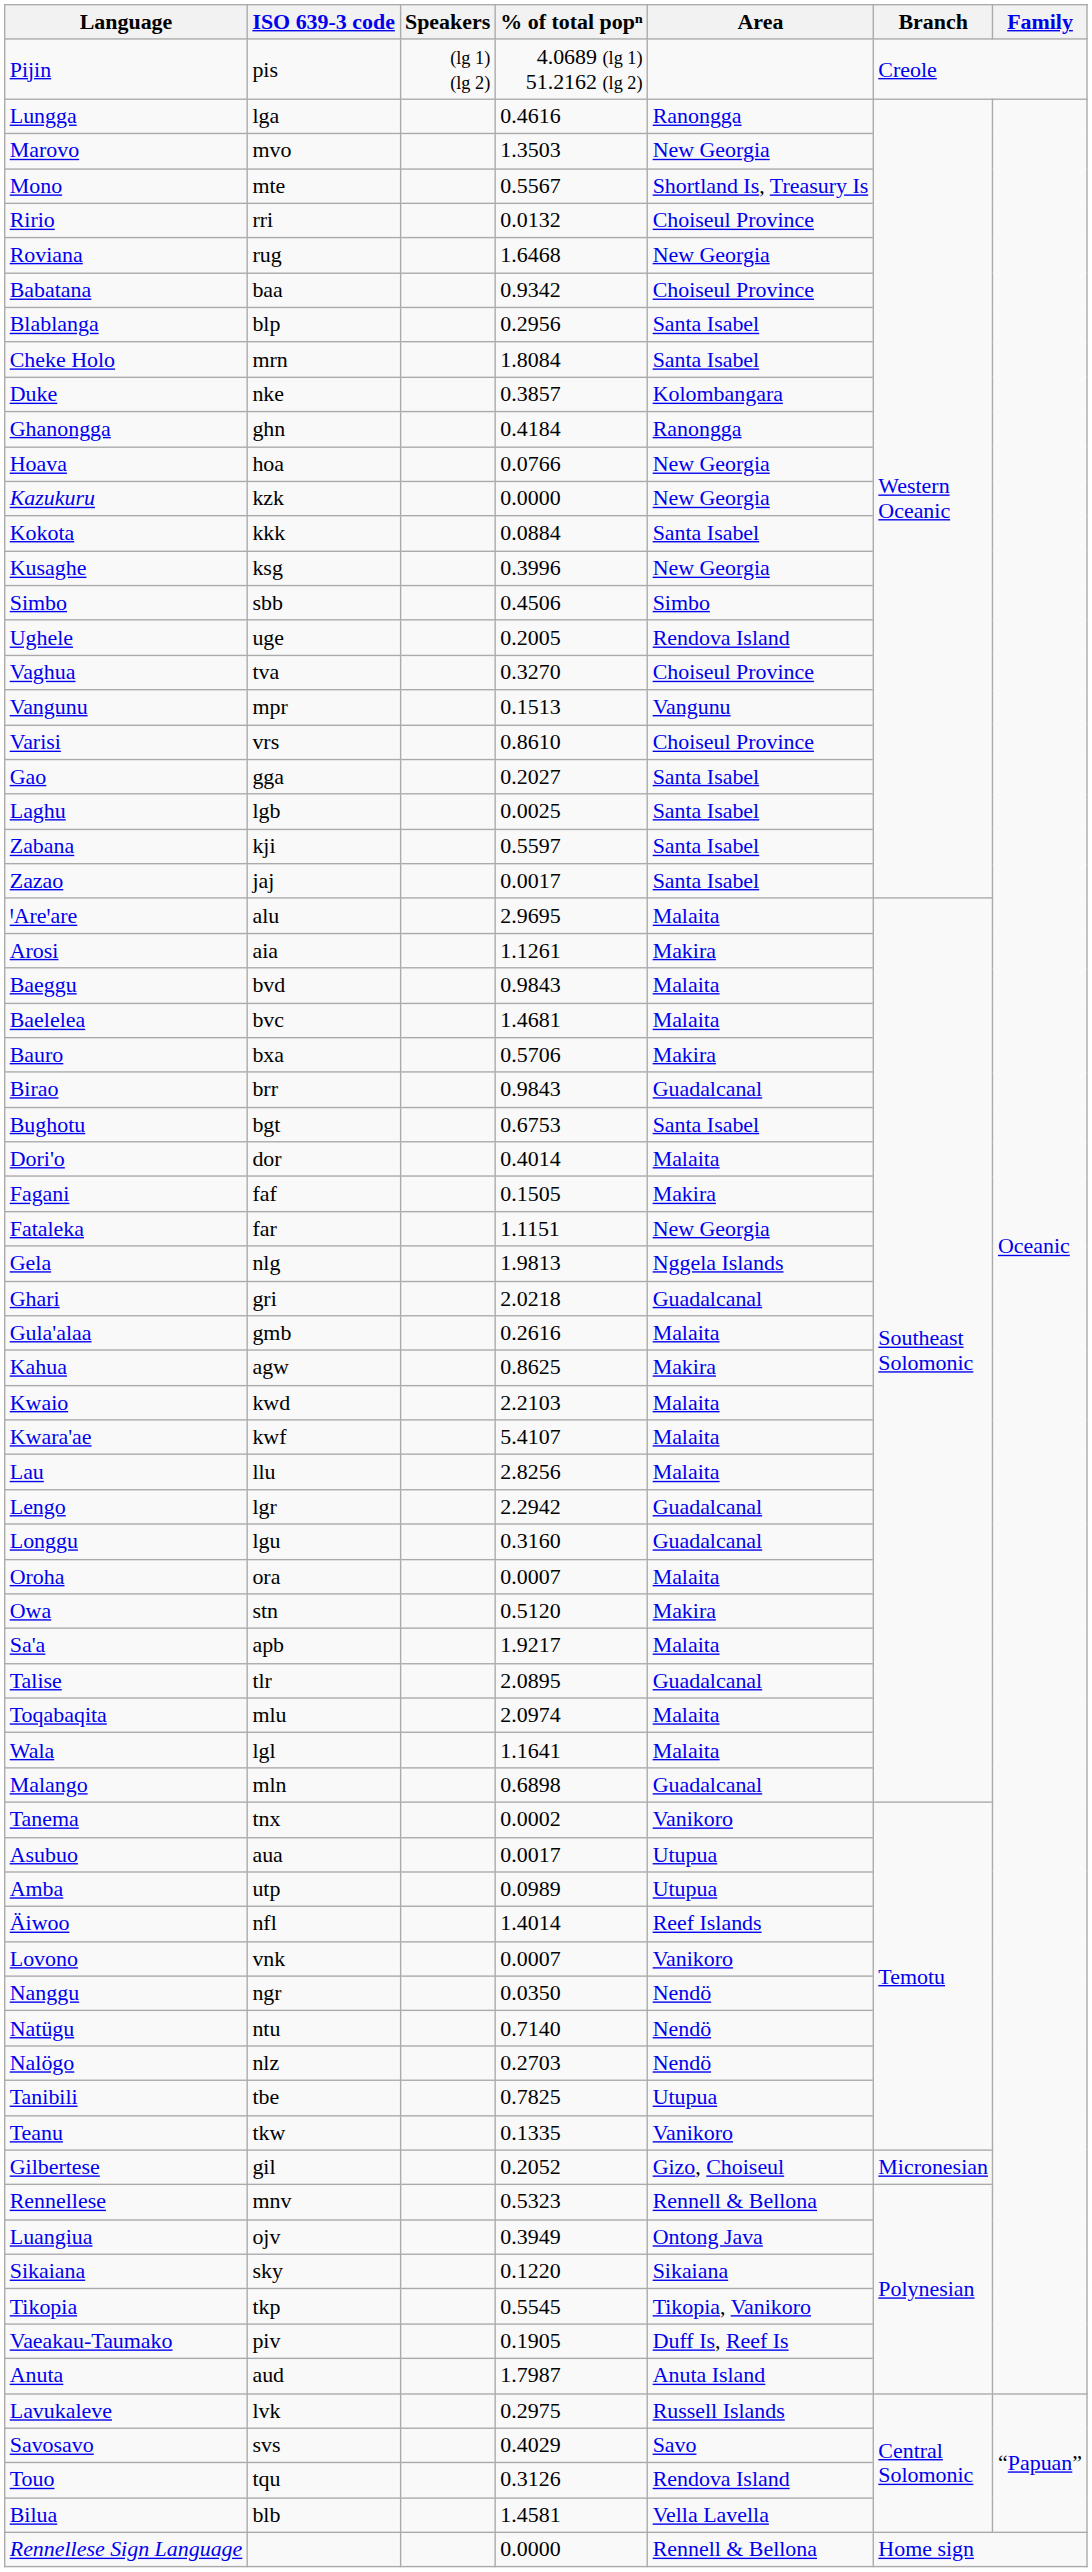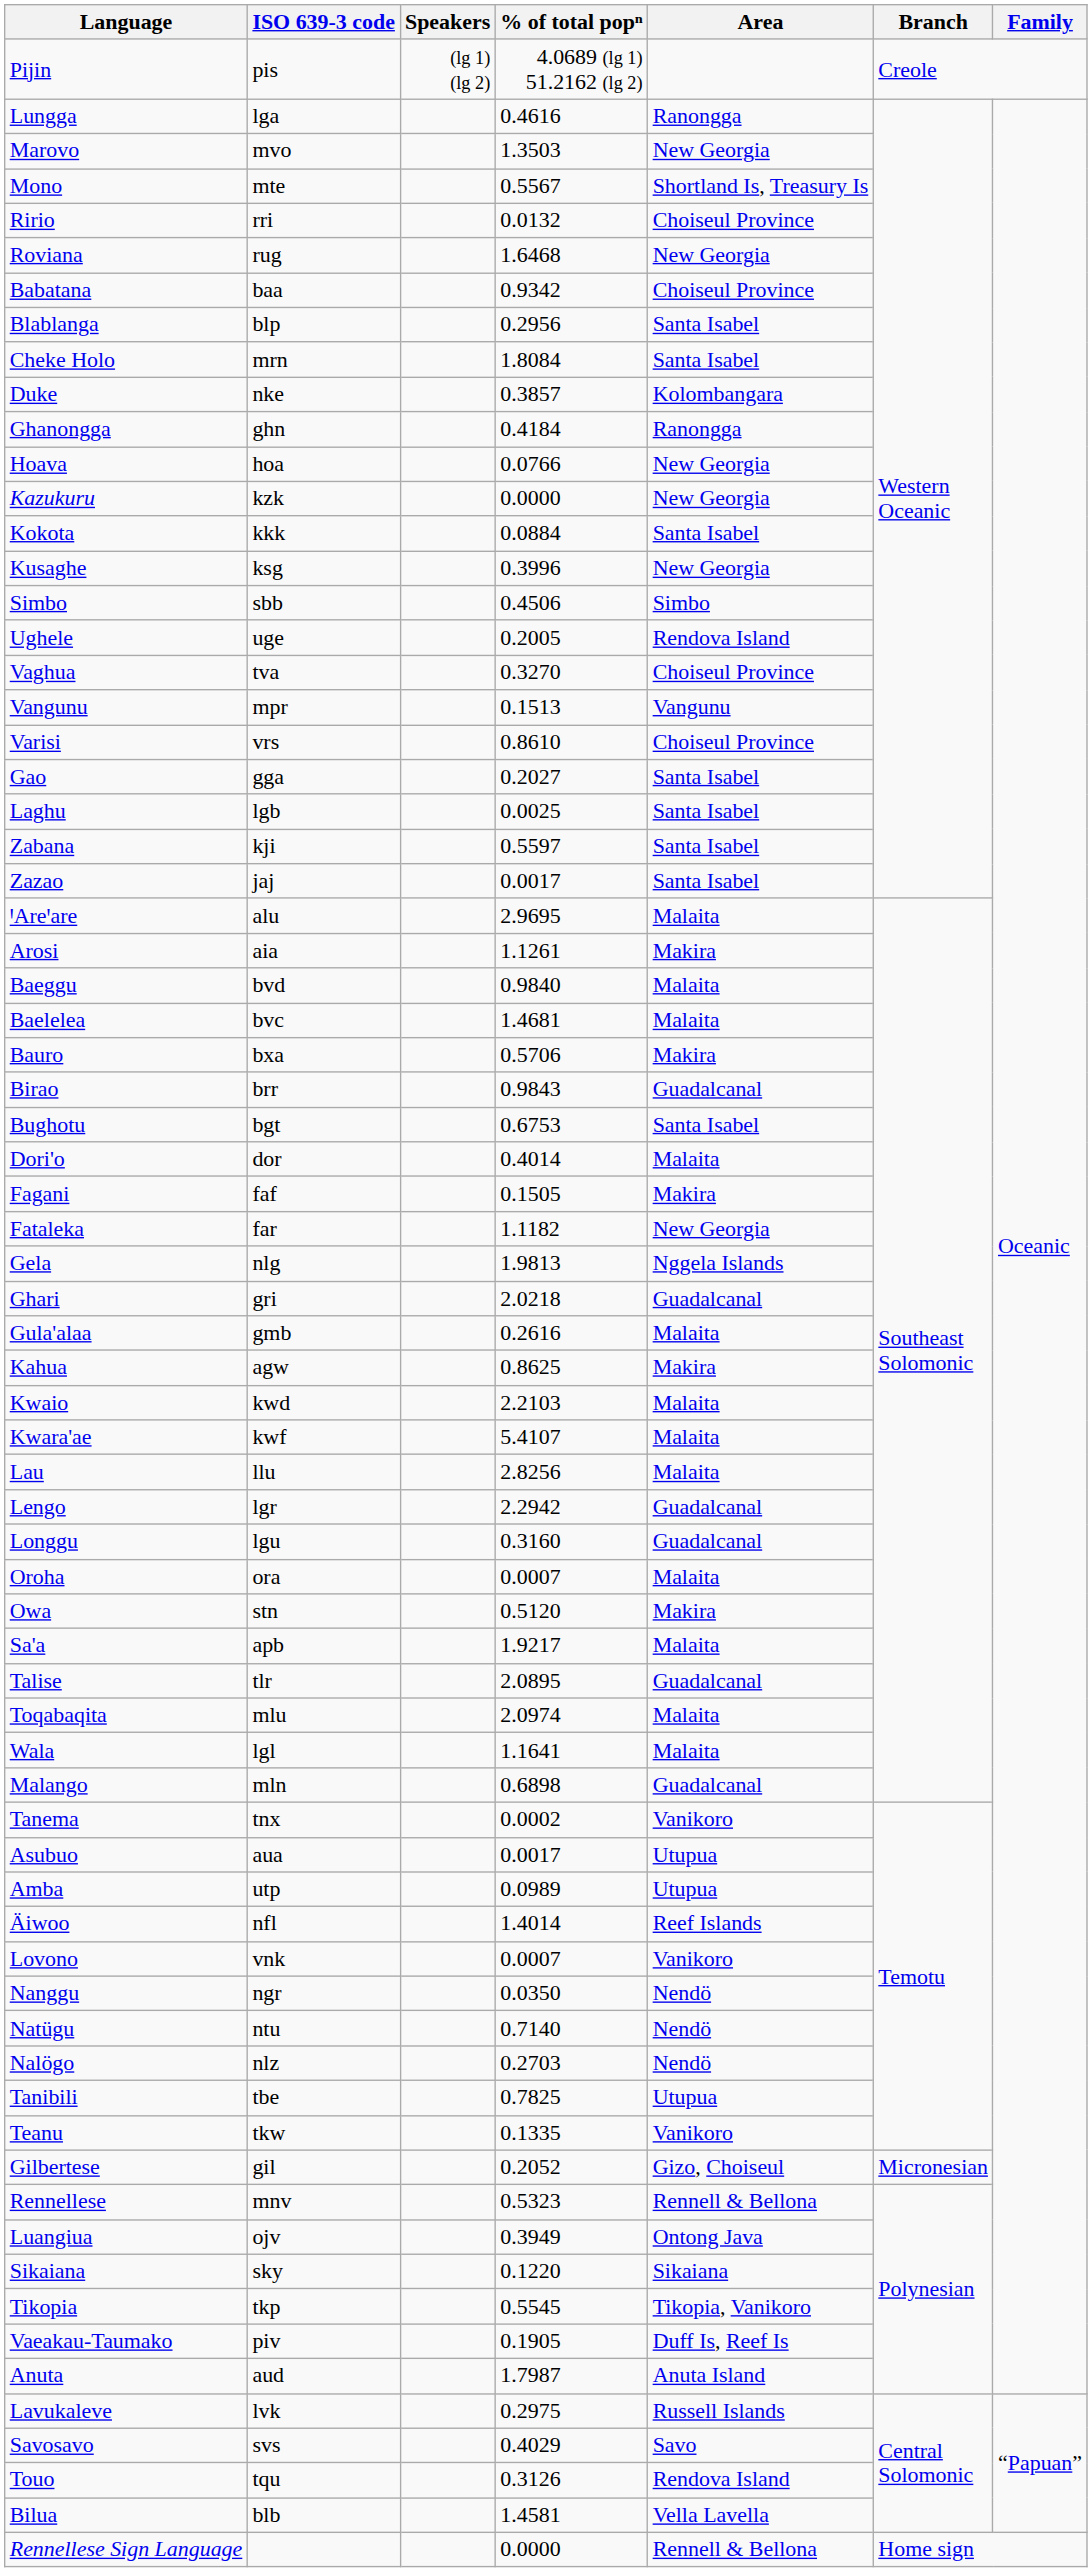(530, 985) 0.9843 -> (530, 985) 0.9840
(530, 1228) 1.1151 -> (530, 1228) 1.1182
